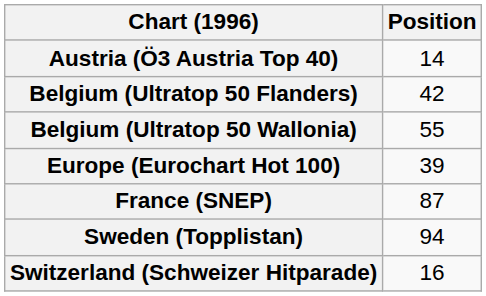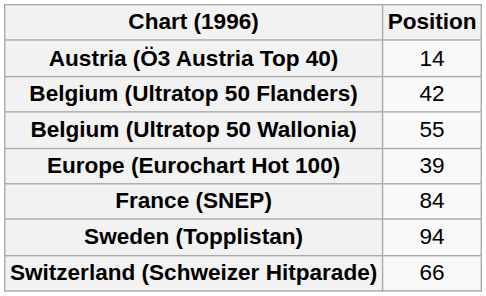(432, 201) 87 -> (432, 201) 84
(432, 272) 16 -> (432, 272) 66
